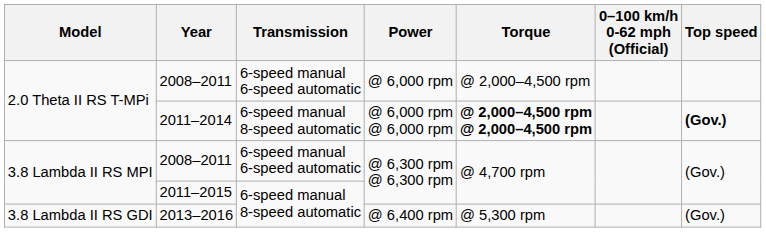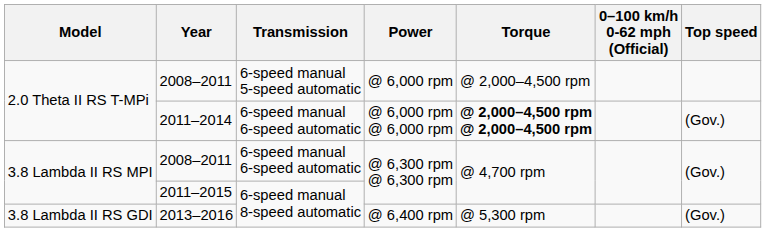(300, 80) 6-speed manual 6-speed automatic -> (300, 80) 6-speed manual 5-speed automatic
(300, 120) 6-speed manual 8-speed automatic -> (300, 120) 6-speed manual 6-speed automatic
(706, 120) bold -> (705, 120) normal
